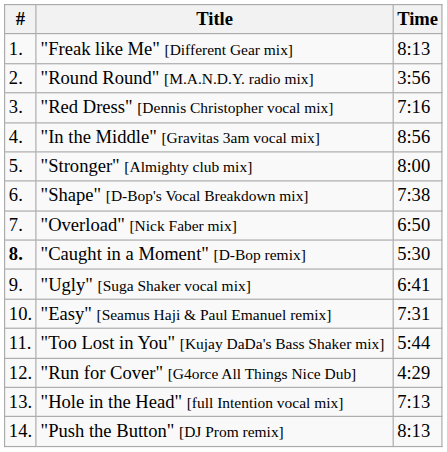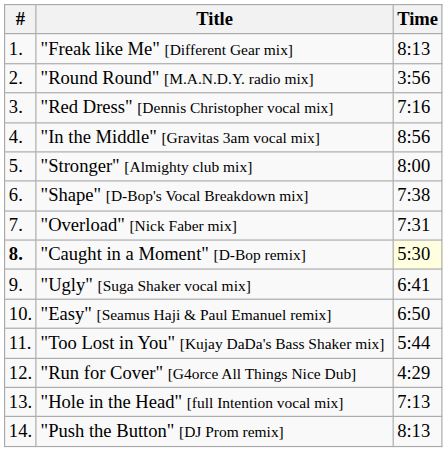(414, 225) 6:50 -> (414, 225) 7:31
(414, 254) no background -> (414, 254) lightyellow background
(414, 313) 7:31 -> (414, 313) 6:50
